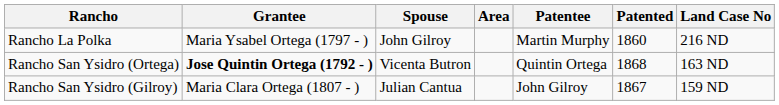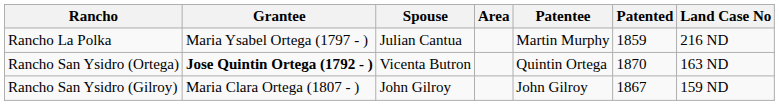(415, 40) John Gilroy -> (421, 40) Julian Cantua
(632, 40) 1860 -> (632, 40) 1859
(632, 64) 1868 -> (632, 64) 1870
(421, 87) Julian Cantua -> (415, 87) John Gilroy
